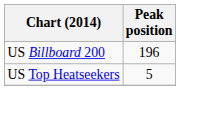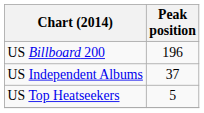+ row: (75, 74)
